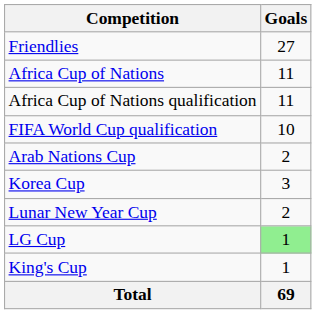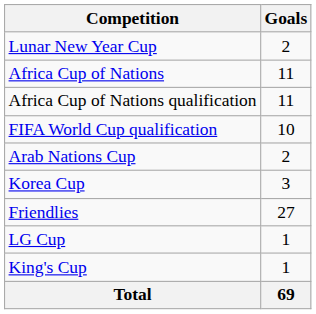rows swapped: (43, 45) <-> (83, 211)
(286, 239) lightgreen background -> (286, 239) no background
